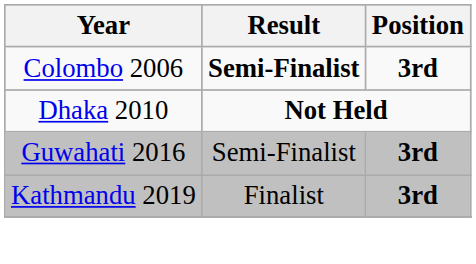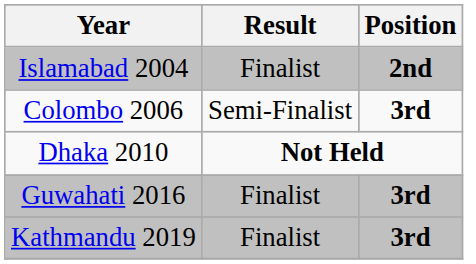+ row: (103, 68)
(284, 68) bold -> (280, 110) normal
(284, 152) Semi-Finalist -> (280, 195) Finalist
